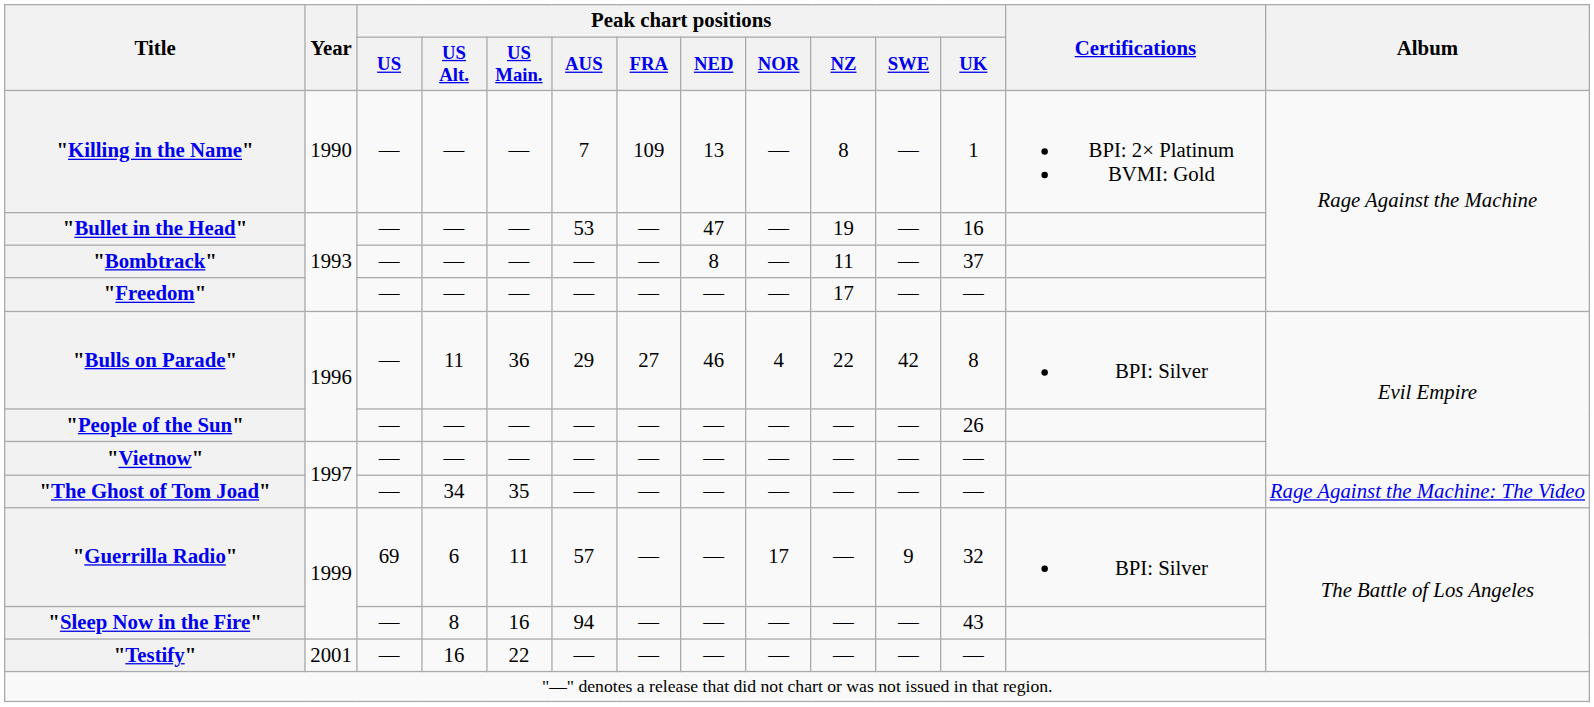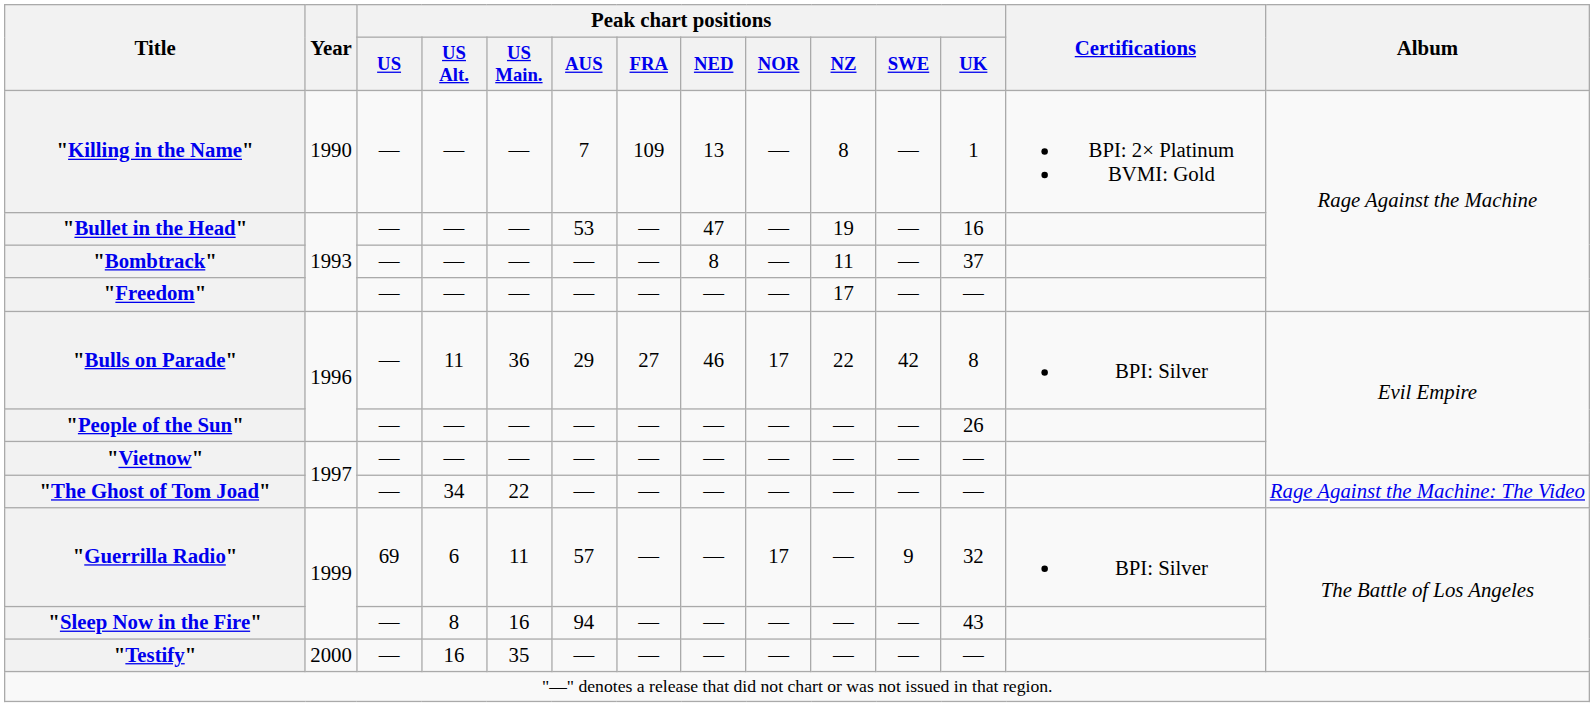(779, 359) 4 -> (779, 359) 17
(519, 491) 35 -> (519, 491) 22
(331, 655) 2001 -> (331, 655) 2000
(519, 655) 22 -> (519, 655) 35
